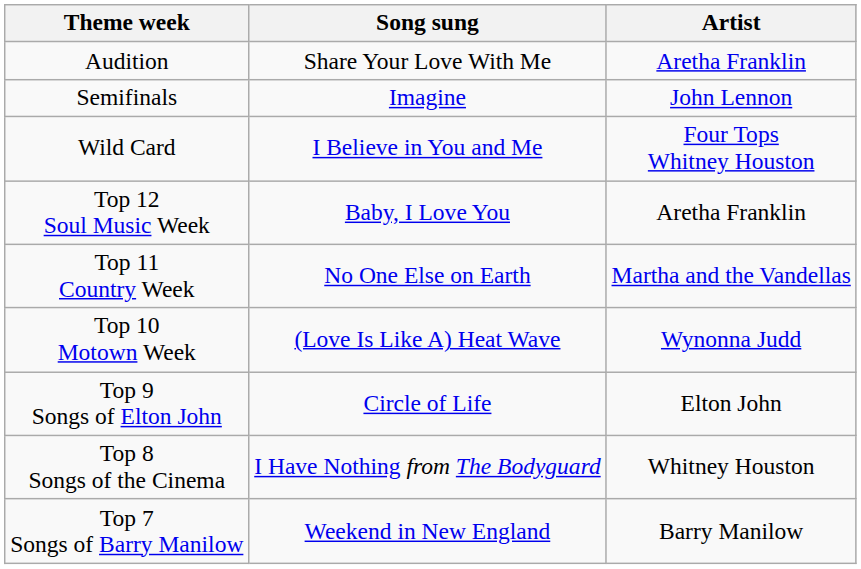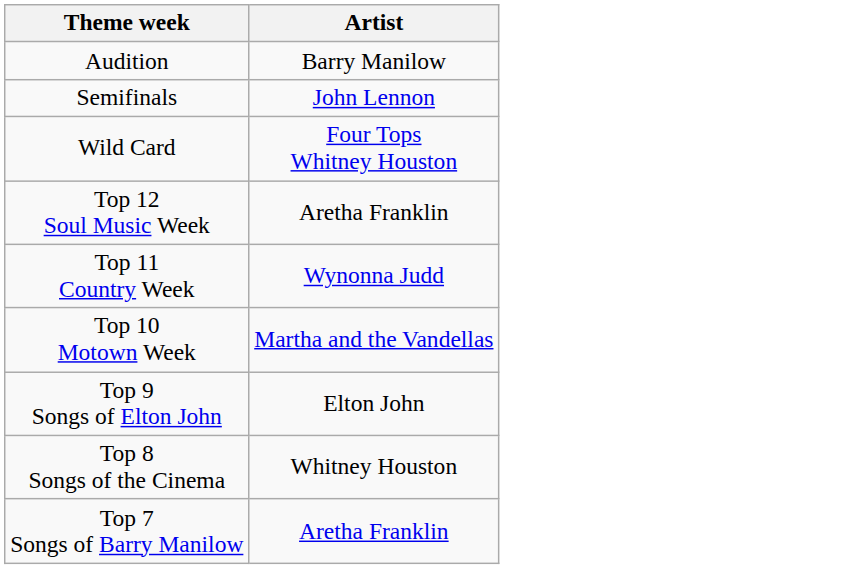- column: (427, 23)
(731, 60) Aretha Franklin -> (374, 60) Barry Manilow
(731, 275) Martha and the Vandellas -> (374, 275) Wynonna Judd
(731, 339) Wynonna Judd -> (374, 339) Martha and the Vandellas
(731, 530) Barry Manilow -> (374, 530) Aretha Franklin
